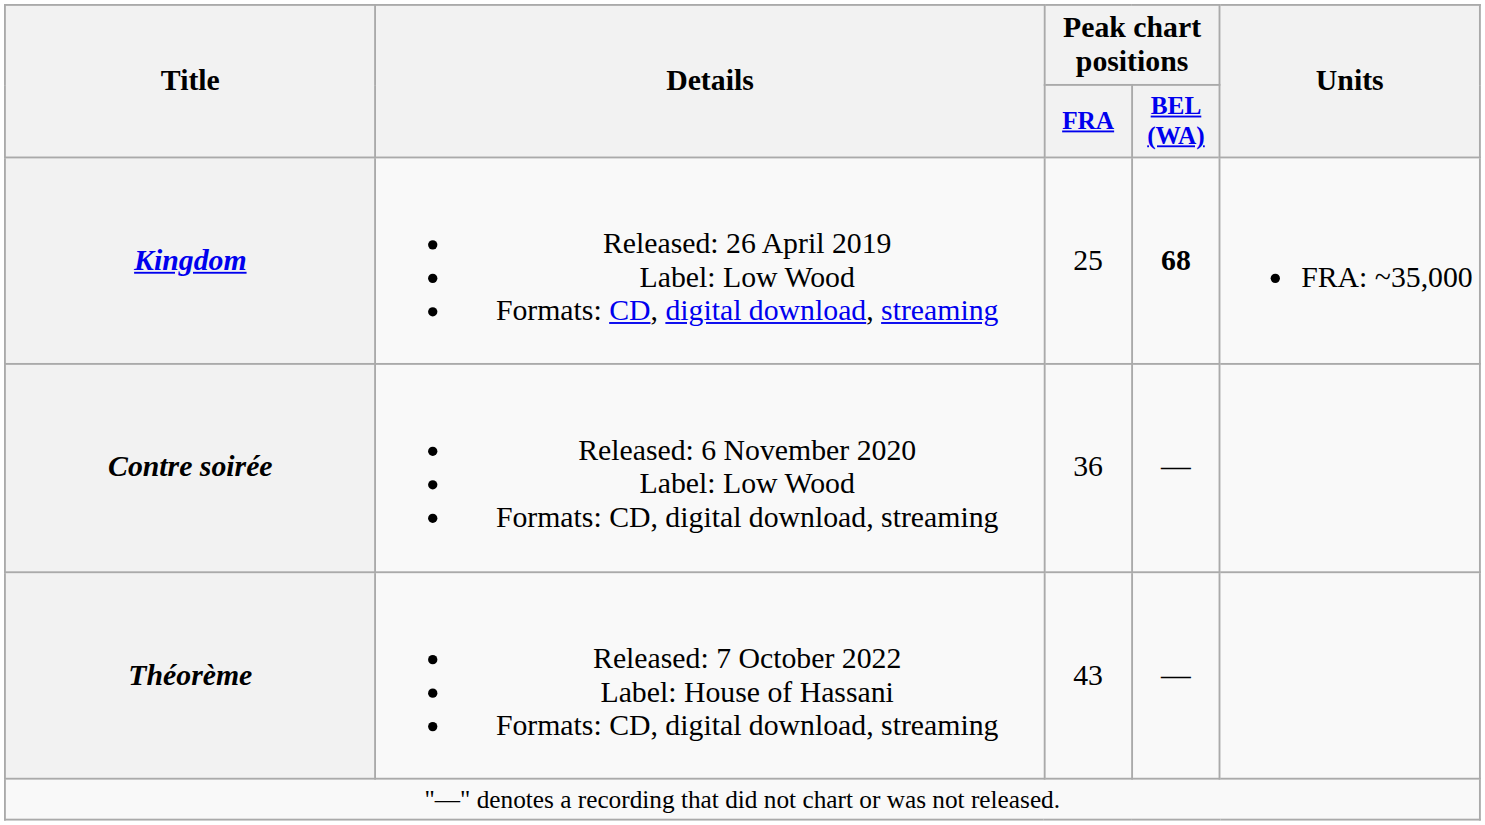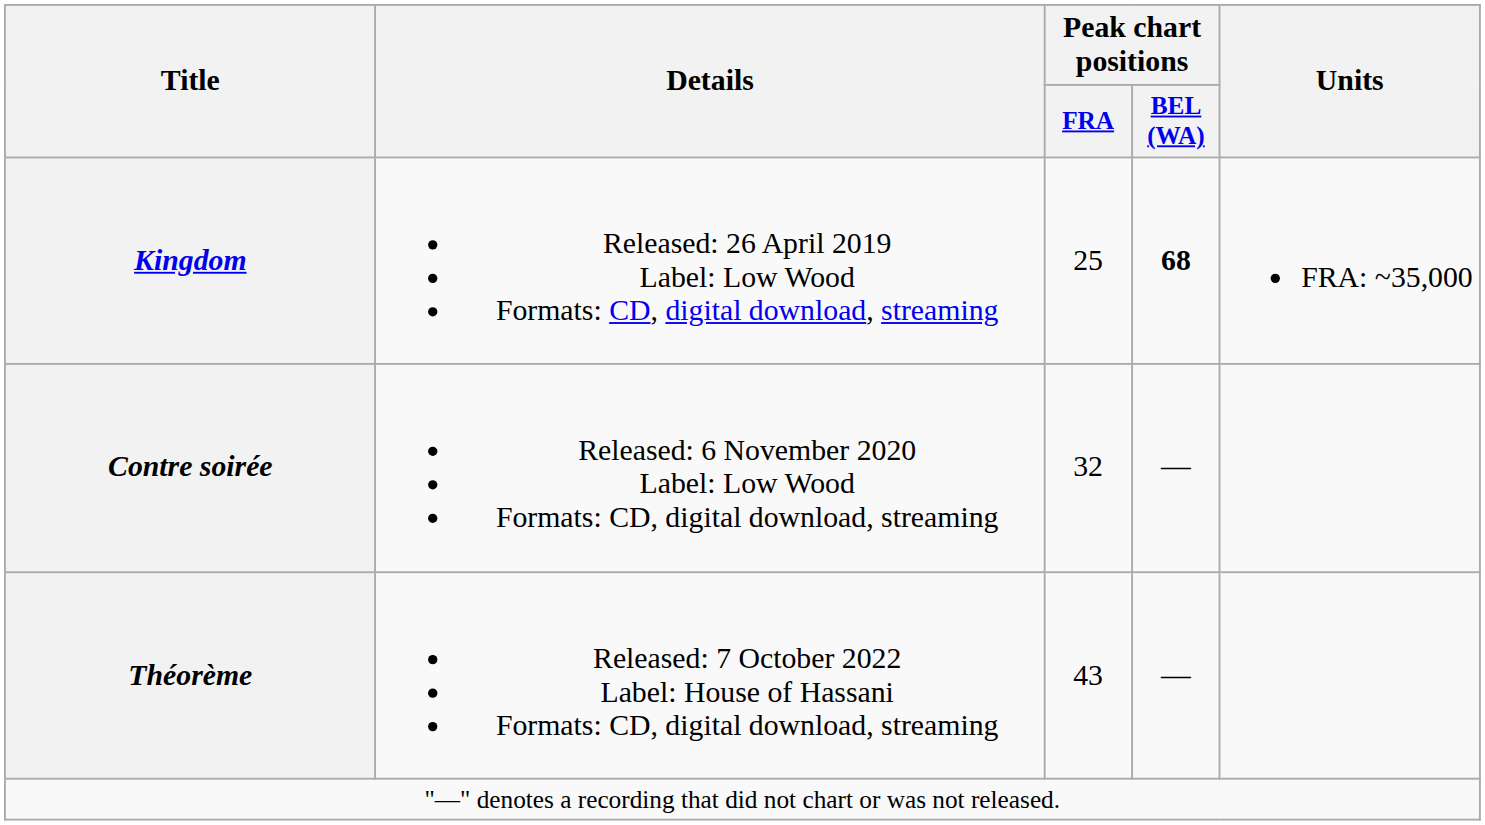(1088, 467) 36 -> (1088, 467) 32
